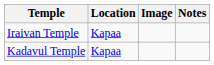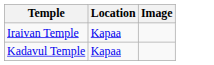- column: (192, 13)
